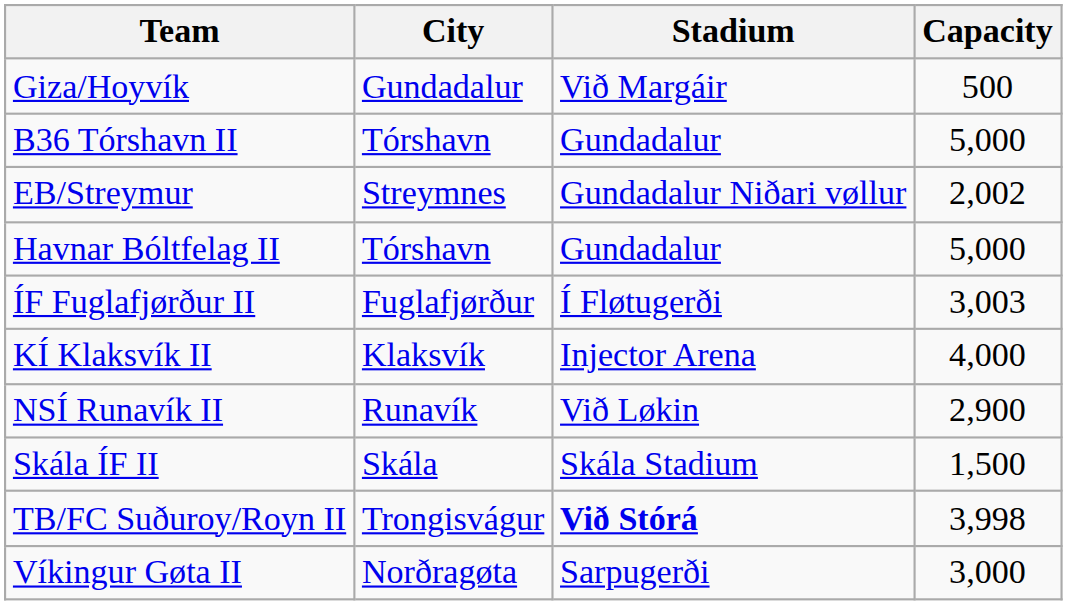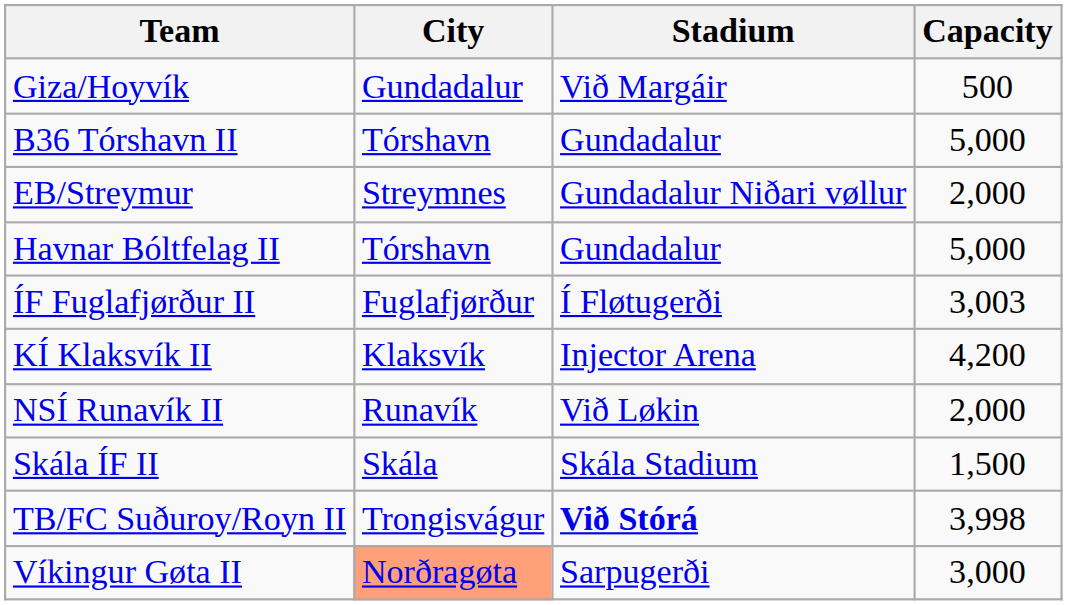(987, 193) 2,002 -> (987, 193) 2,000
(987, 355) 4,000 -> (987, 355) 4,200
(987, 409) 2,900 -> (987, 409) 2,000
(440, 572) no background -> (440, 572) lightsalmon background
